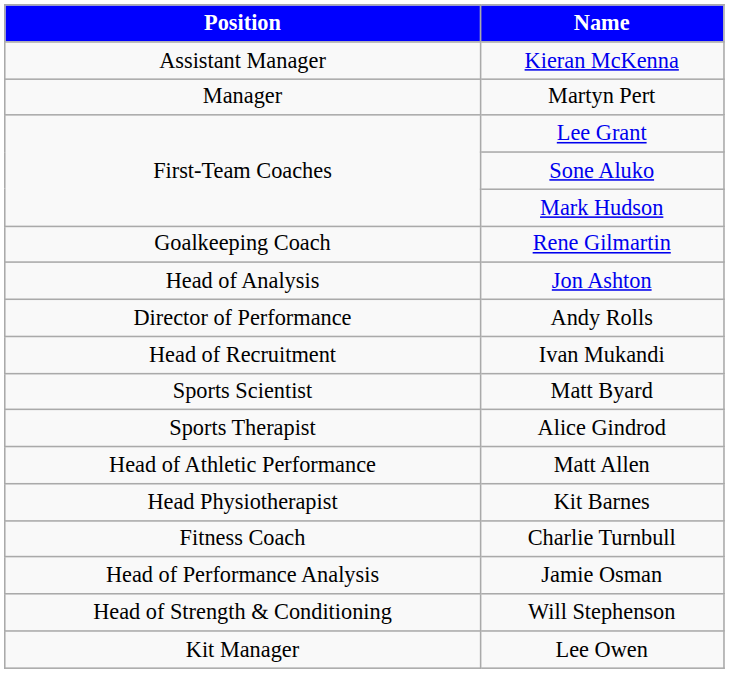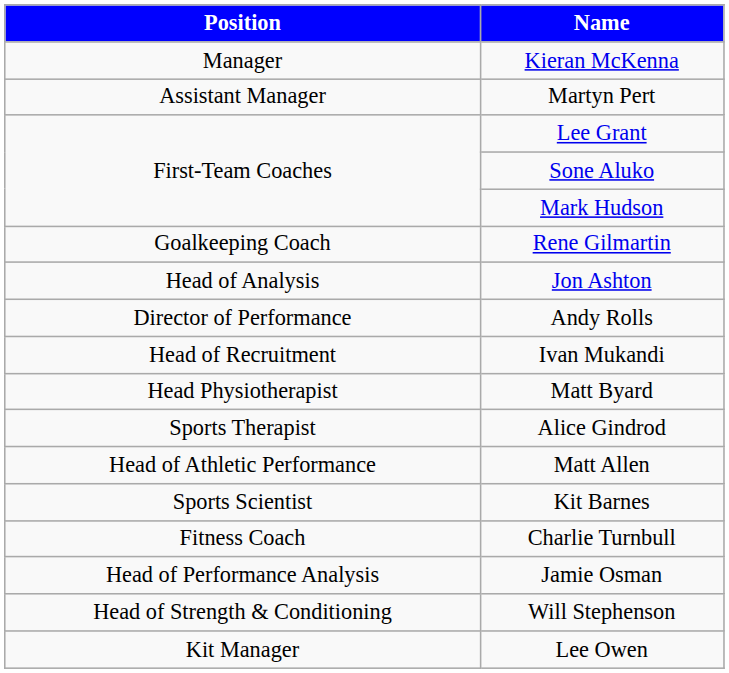(242, 60) Assistant Manager -> (242, 60) Manager
(242, 96) Manager -> (242, 96) Assistant Manager
(242, 391) Sports Scientist -> (242, 391) Head Physiotherapist
(242, 501) Head Physiotherapist -> (242, 501) Sports Scientist
